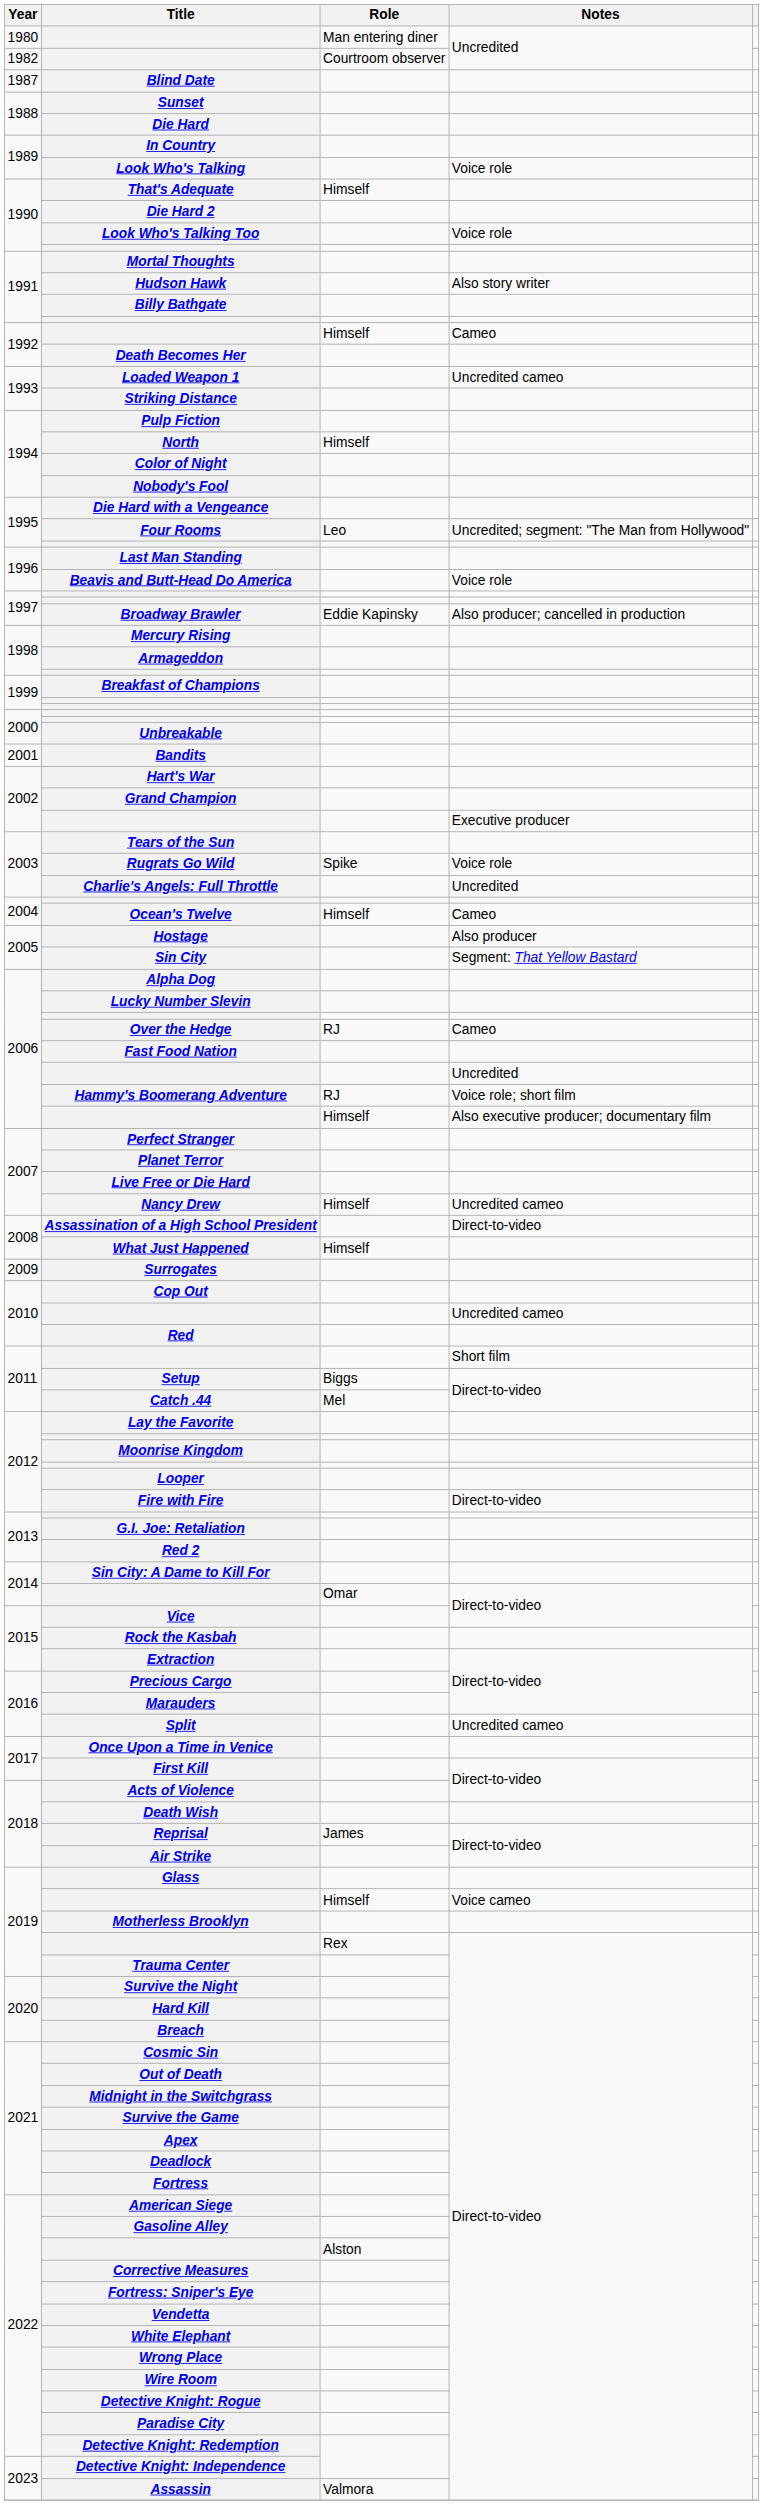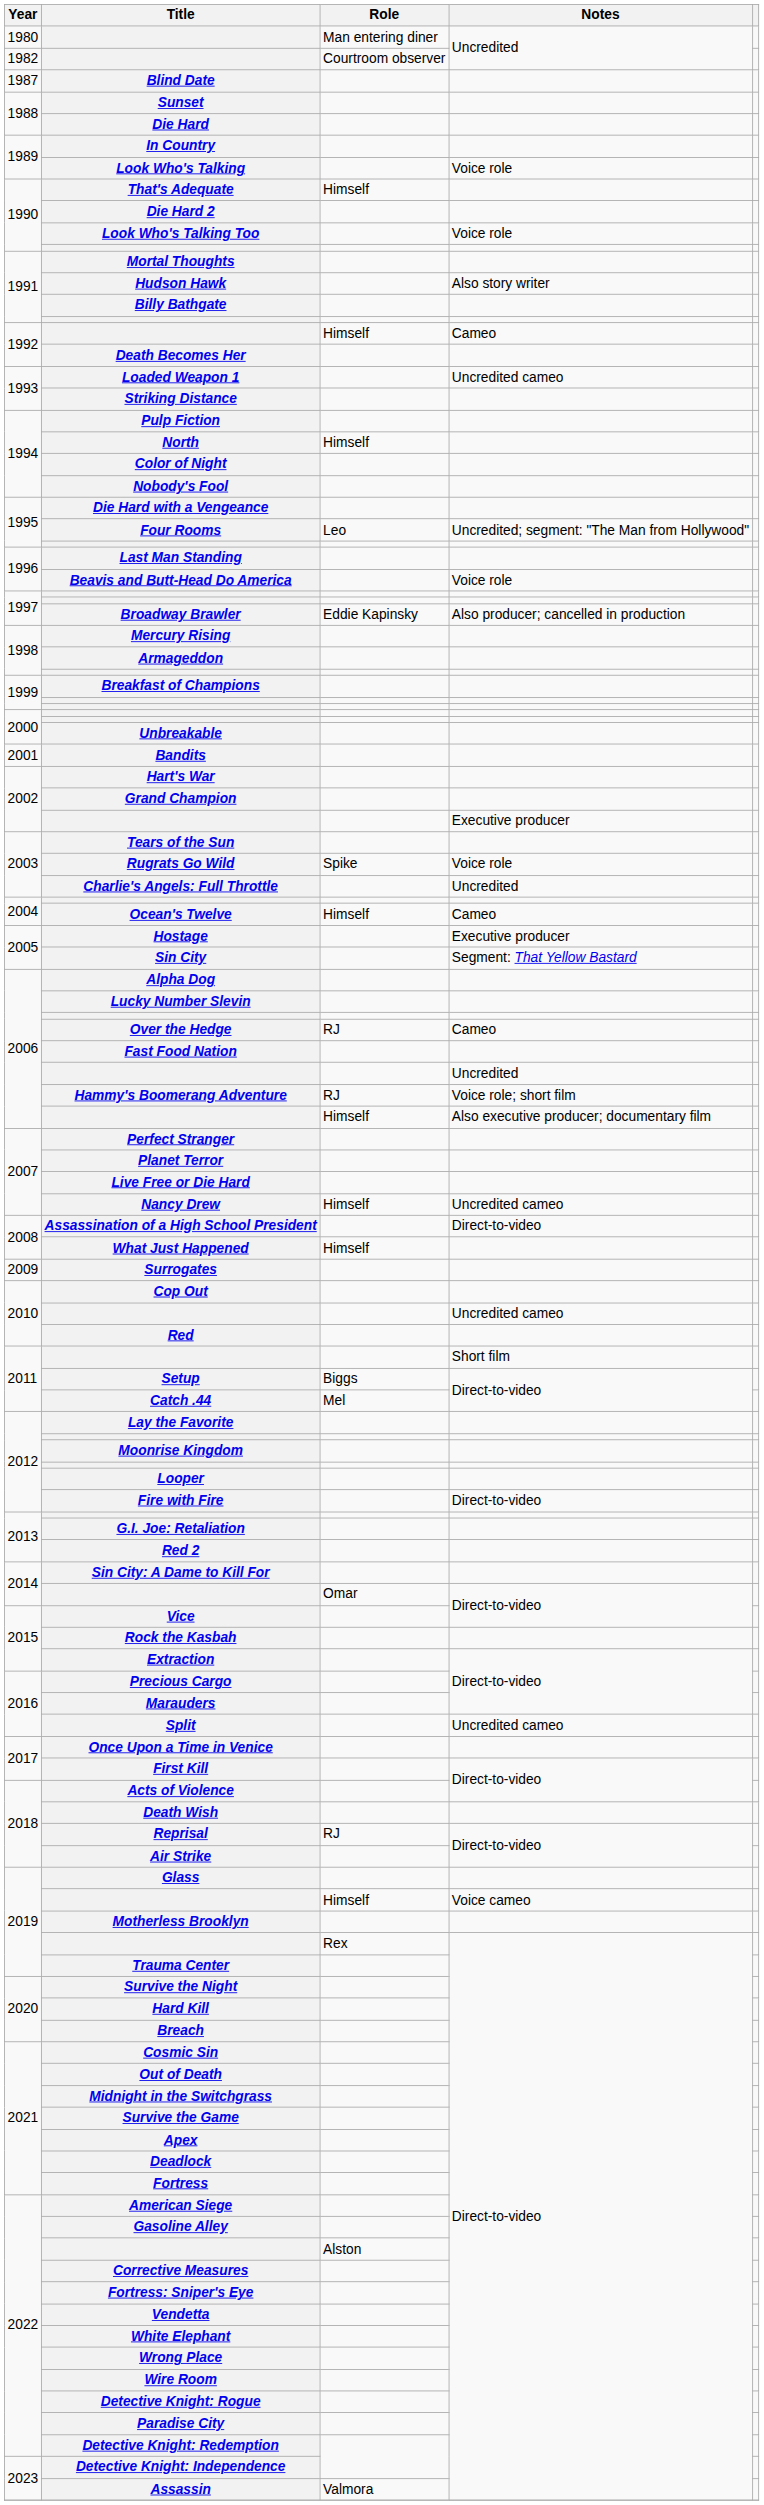(494, 936) Also producer -> (511, 936) Executive producer
(343, 1834) James -> (332, 1834) RJ
